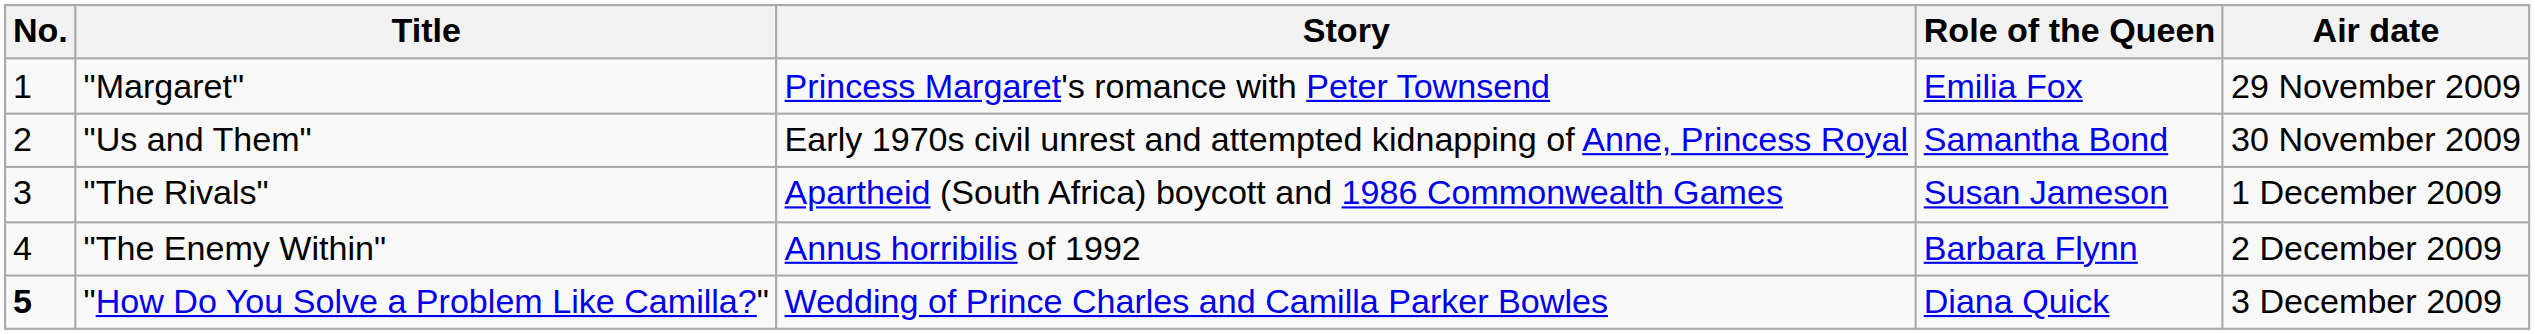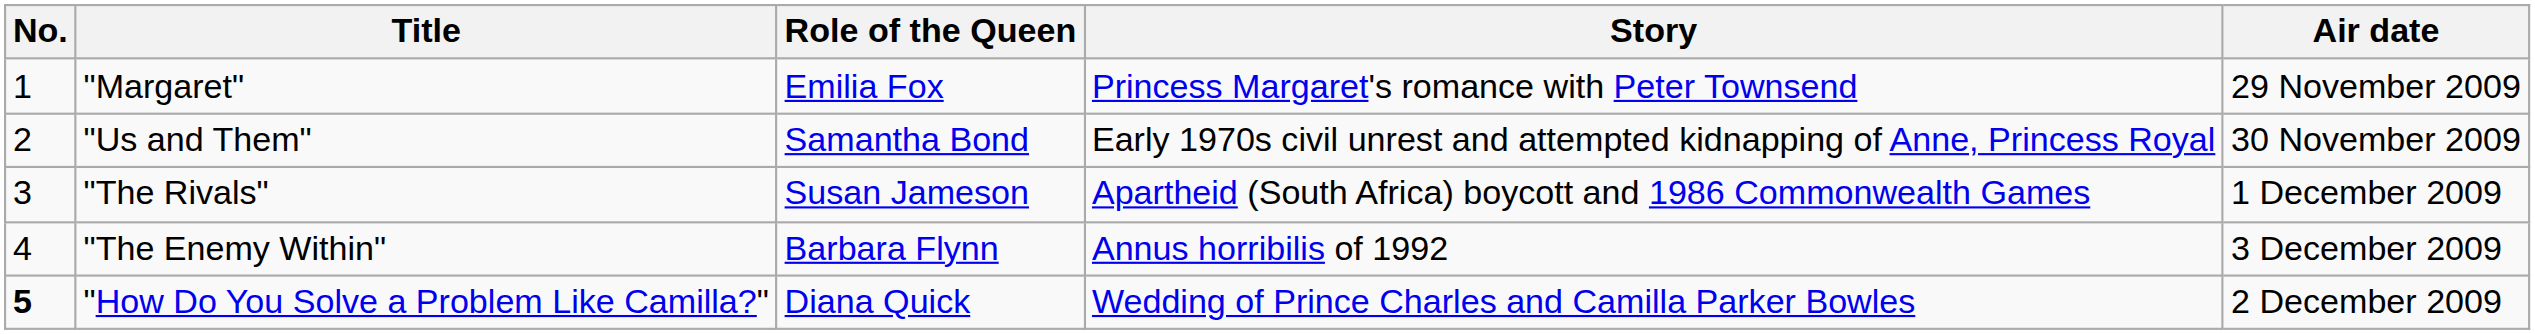columns swapped: (2070, 31) <-> (1346, 31)
(2367, 247) 2 December 2009 -> (2367, 247) 3 December 2009
(2367, 301) 3 December 2009 -> (2367, 301) 2 December 2009
